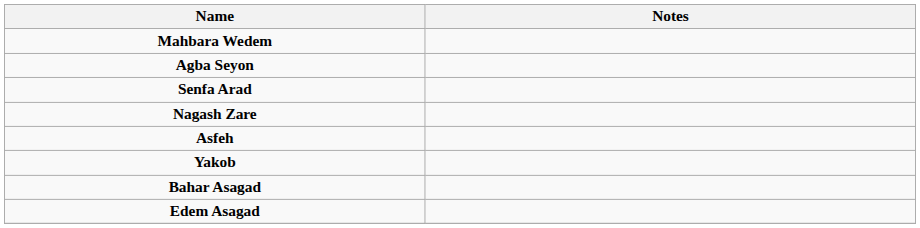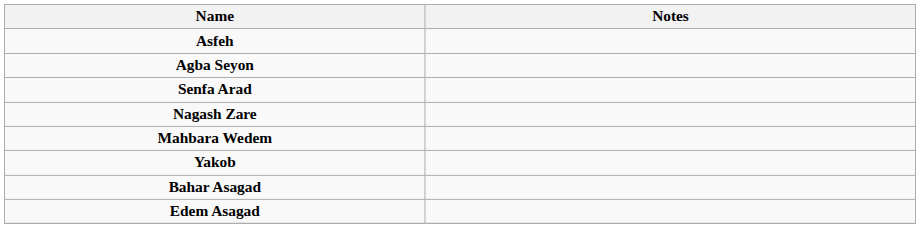rows swapped: (215, 41) <-> (215, 138)
